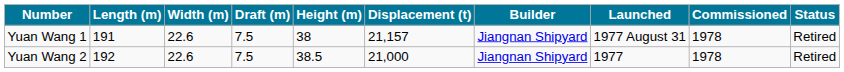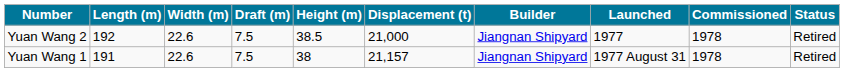rows swapped: (47, 36) <-> (47, 57)
